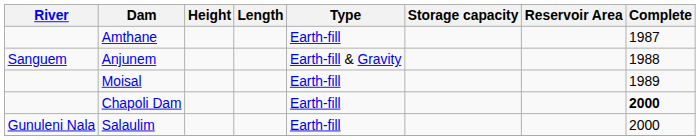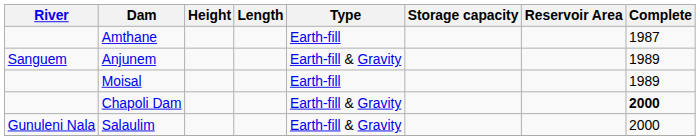(644, 59) 1988 -> (644, 59) 1989
(315, 103) Earth-fill -> (346, 103) Earth-fill & Gravity
(315, 125) Earth-fill -> (346, 125) Earth-fill & Gravity
